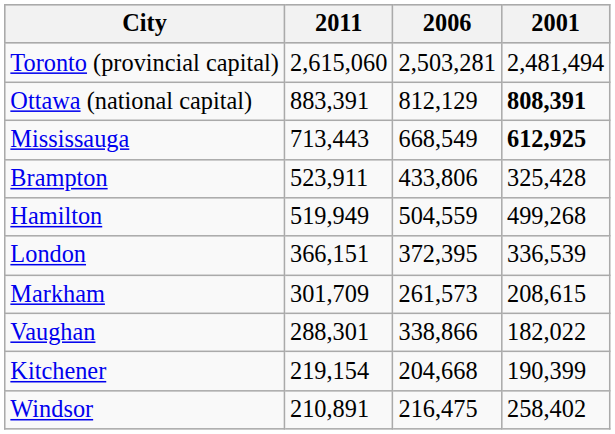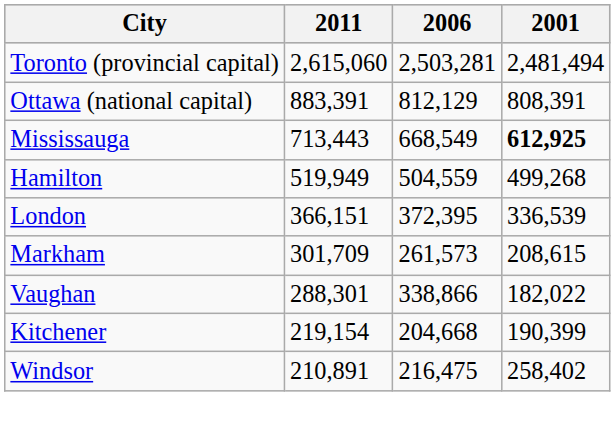(547, 100) bold -> (547, 100) normal
- row: (59, 178)
